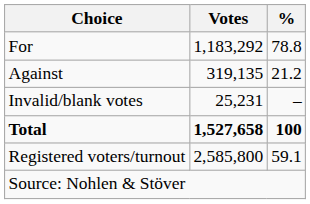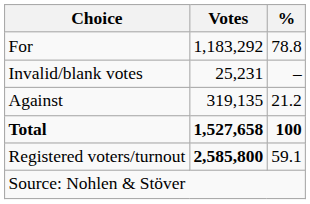rows swapped: (36, 73) <-> (76, 101)
(228, 156) normal -> (228, 156) bold
